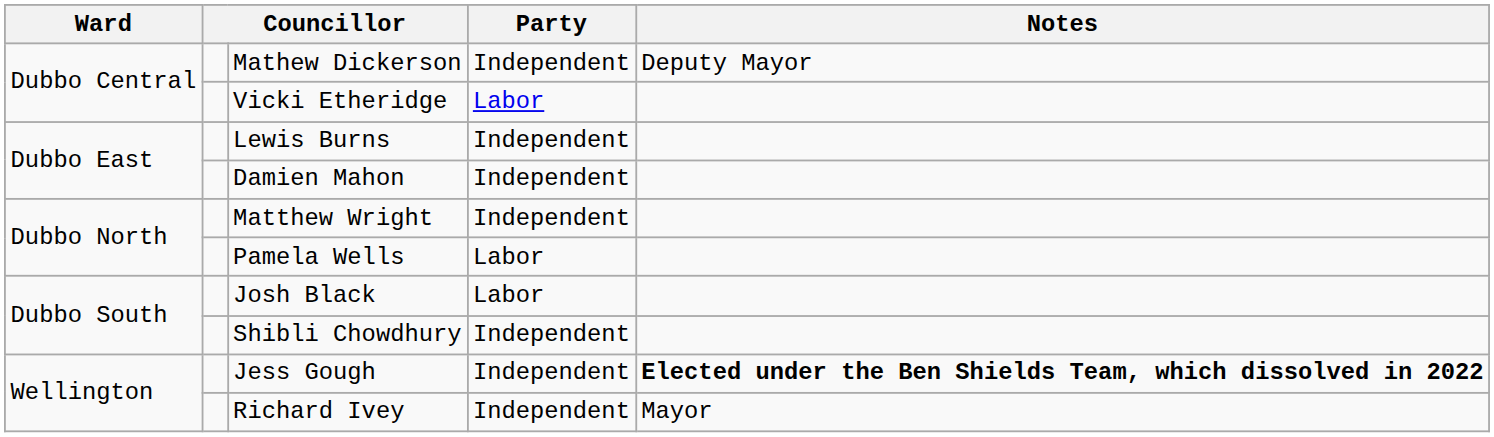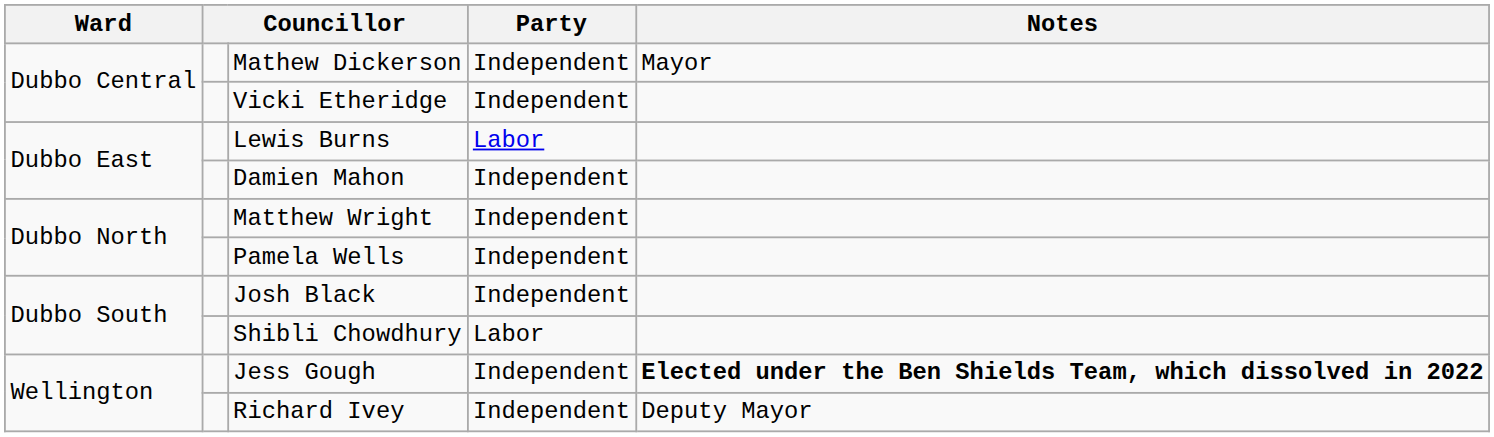(727, 63) Deputy Mayor -> (677, 63) Mayor
(509, 102) Labor -> (551, 102) Independent
(551, 141) Independent -> (509, 141) Labor
(509, 257) Labor -> (551, 257) Independent
(509, 296) Labor -> (551, 296) Independent
(551, 334) Independent -> (509, 334) Labor
(677, 412) Mayor -> (727, 412) Deputy Mayor
